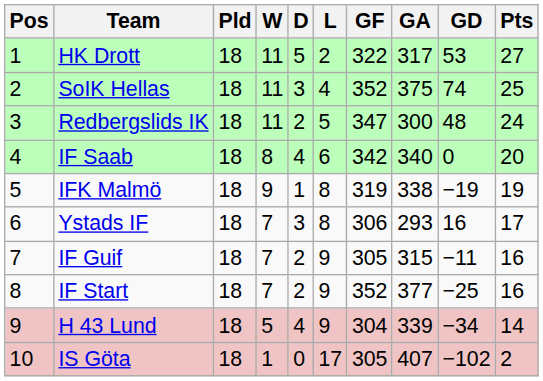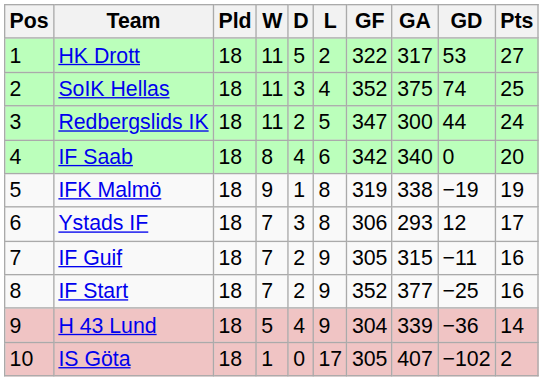(454, 122) 48 -> (454, 122) 44
(454, 223) 16 -> (454, 223) 12
(461, 325) −34 -> (461, 325) −36
